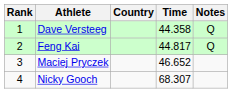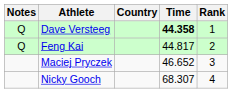columns swapped: (20, 12) <-> (211, 12)
(175, 29) normal -> (178, 29) bold
